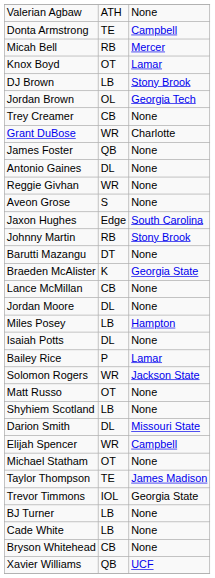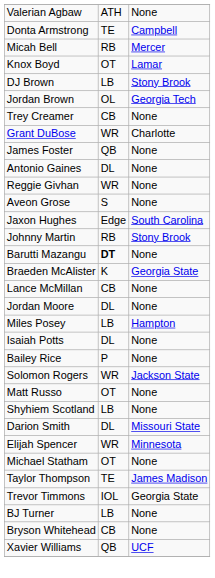(108, 254) normal -> (108, 254) bold
(147, 358) Lamar -> (144, 358) None
(154, 444) Campbell -> (156, 444) Minnesota
- row: (35, 530)
